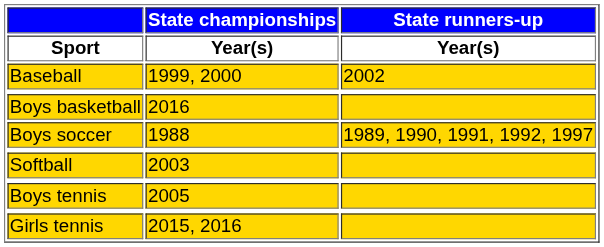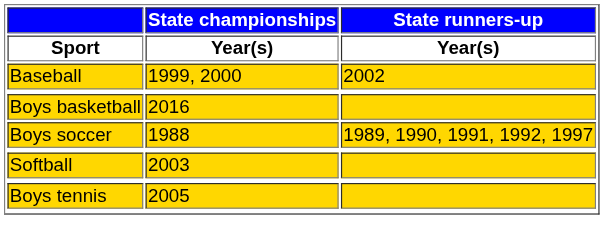- row: (57, 226)
